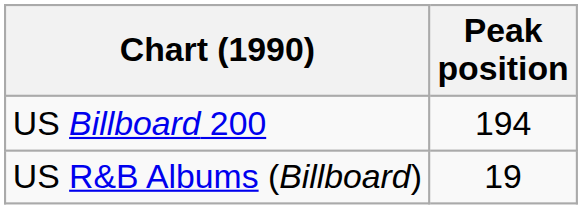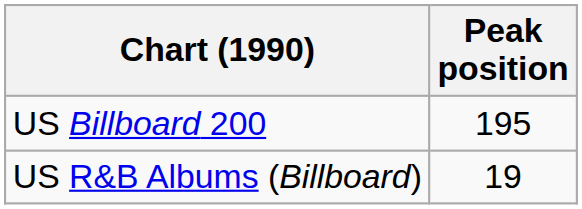(503, 122) 194 -> (503, 122) 195
